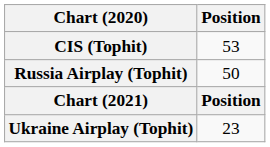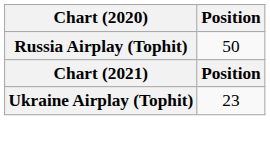- row: (101, 45)
